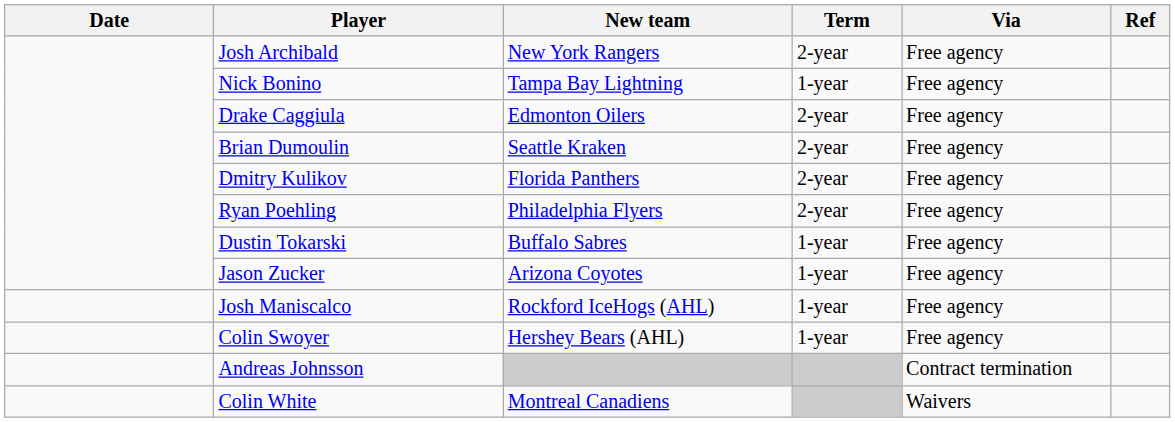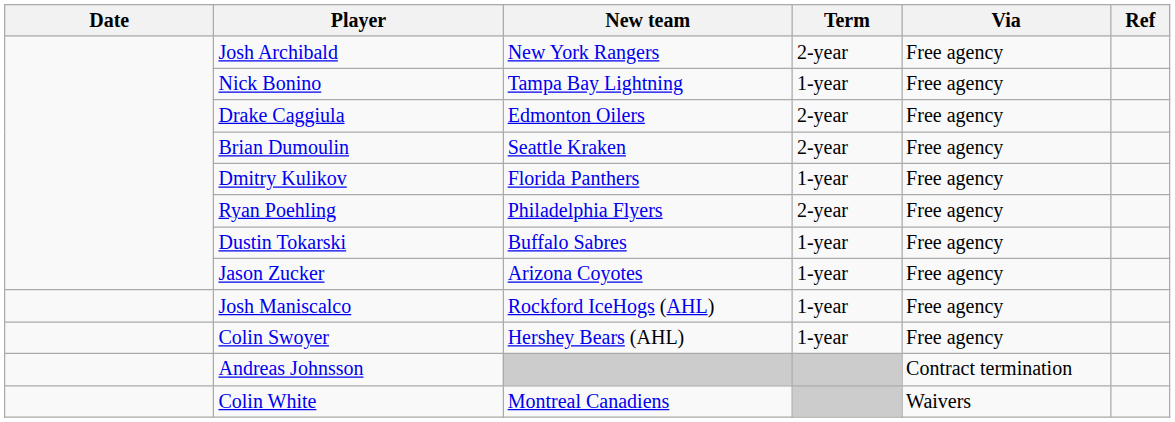(822, 178) 2-year -> (822, 178) 1-year
